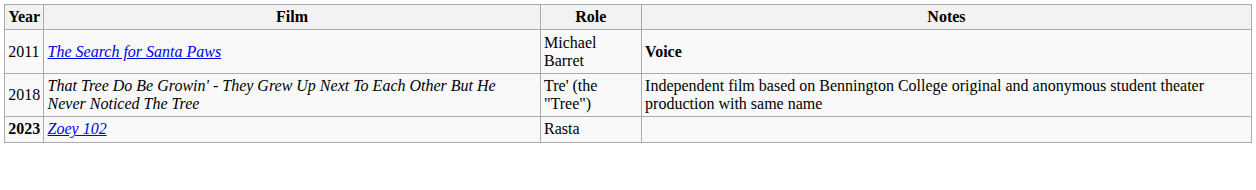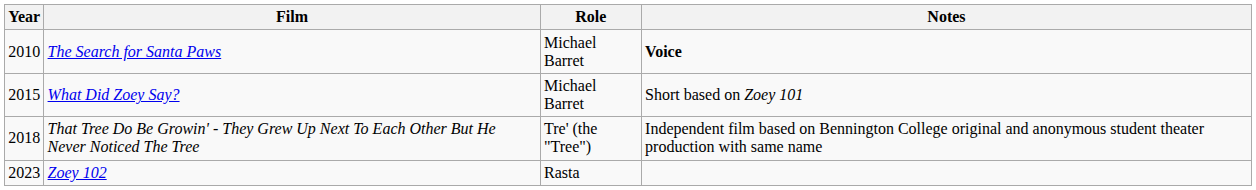(24, 51) 2011 -> (24, 51) 2010
+ row: (114, 94)
(24, 129) bold -> (24, 172) normal
